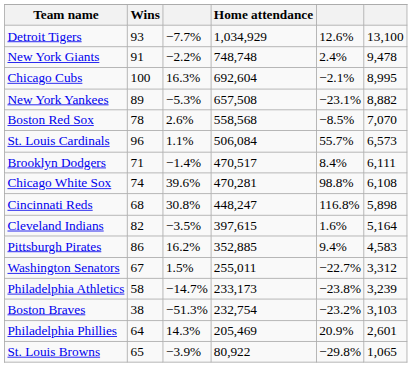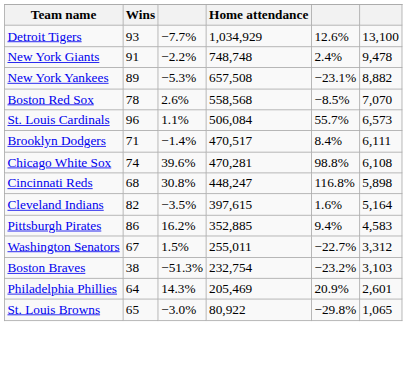- row: (45, 78)
- row: (66, 288)
(184, 352) −3.9% -> (179, 309) −3.0%
